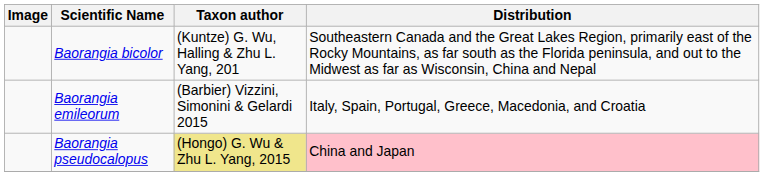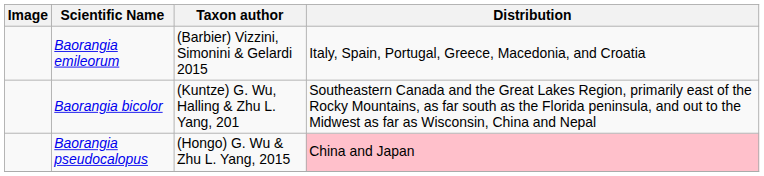rows swapped: (108, 53) <-> (87, 106)
(234, 152) khaki background -> (234, 152) no background
